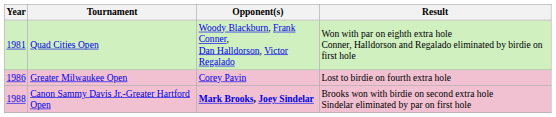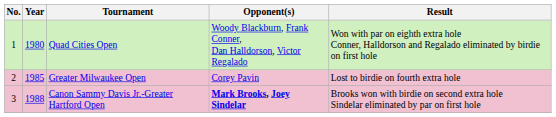+ column: (14, 12)
(16, 45) 1981 -> (35, 45) 1980
(16, 78) 1986 -> (35, 78) 1985
